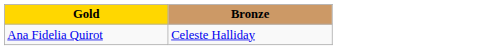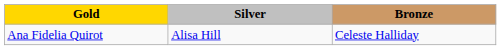+ column: (250, 14)
